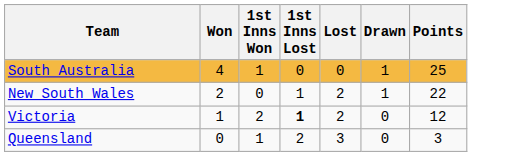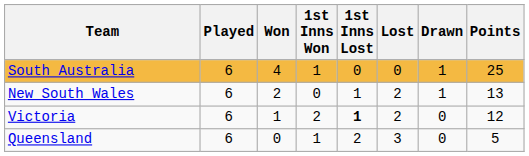+ column: (229, 32)
(438, 94) 22 -> (495, 94) 13
(438, 140) 3 -> (495, 140) 5
